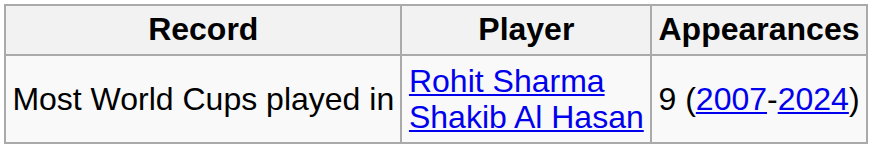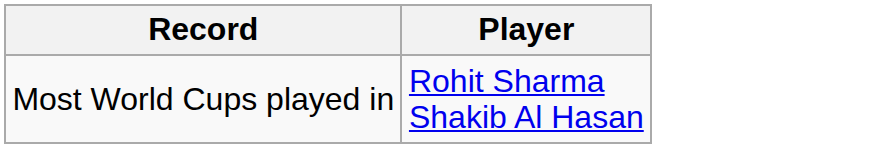- column: (759, 29)
